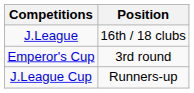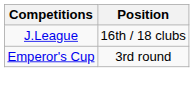- row: (51, 77)
